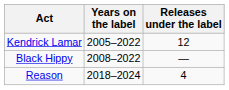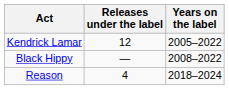columns swapped: (114, 19) <-> (184, 19)
